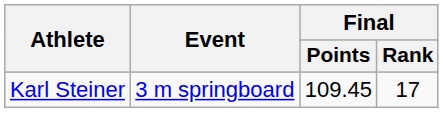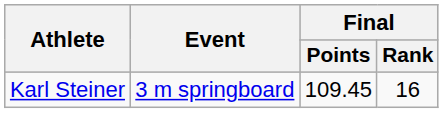(408, 90) 17 -> (408, 90) 16
